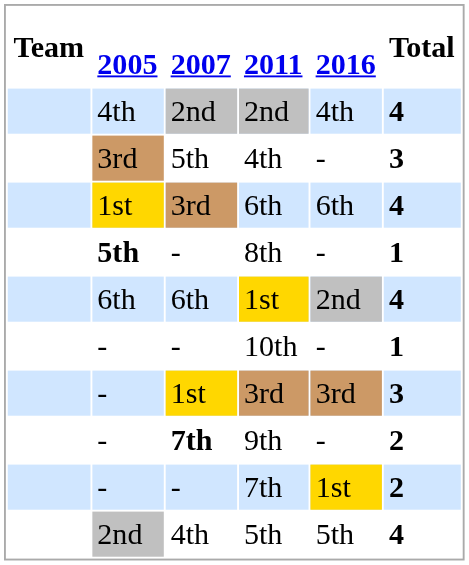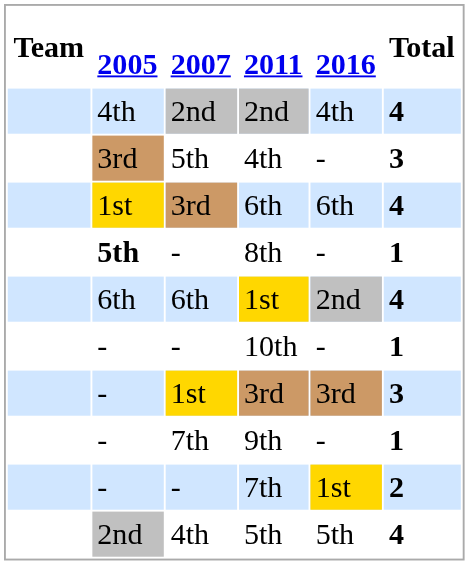(192, 439) bold -> (190, 439) normal
(396, 439) 2 -> (396, 439) 1
